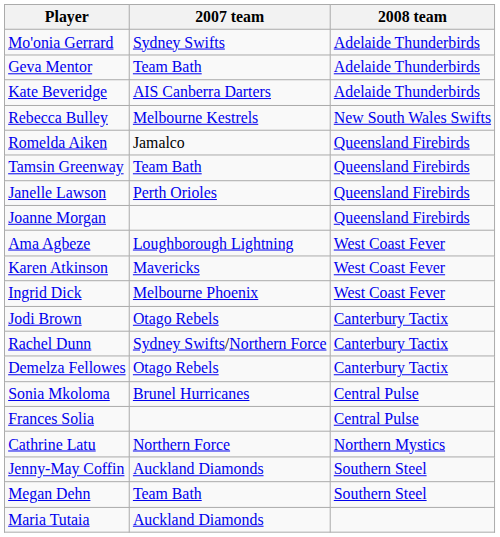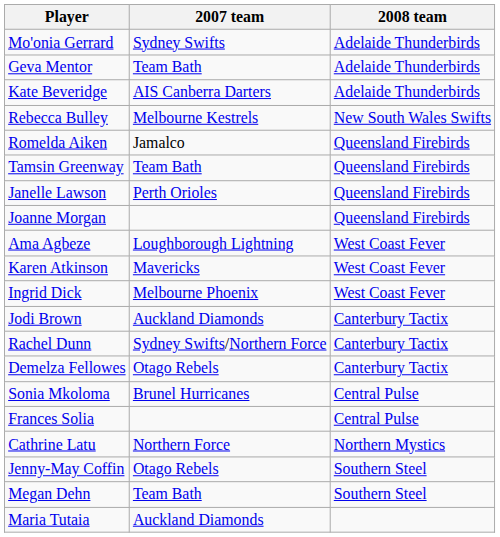(176, 318) Otago Rebels -> (198, 318) Auckland Diamonds
(198, 469) Auckland Diamonds -> (176, 469) Otago Rebels
